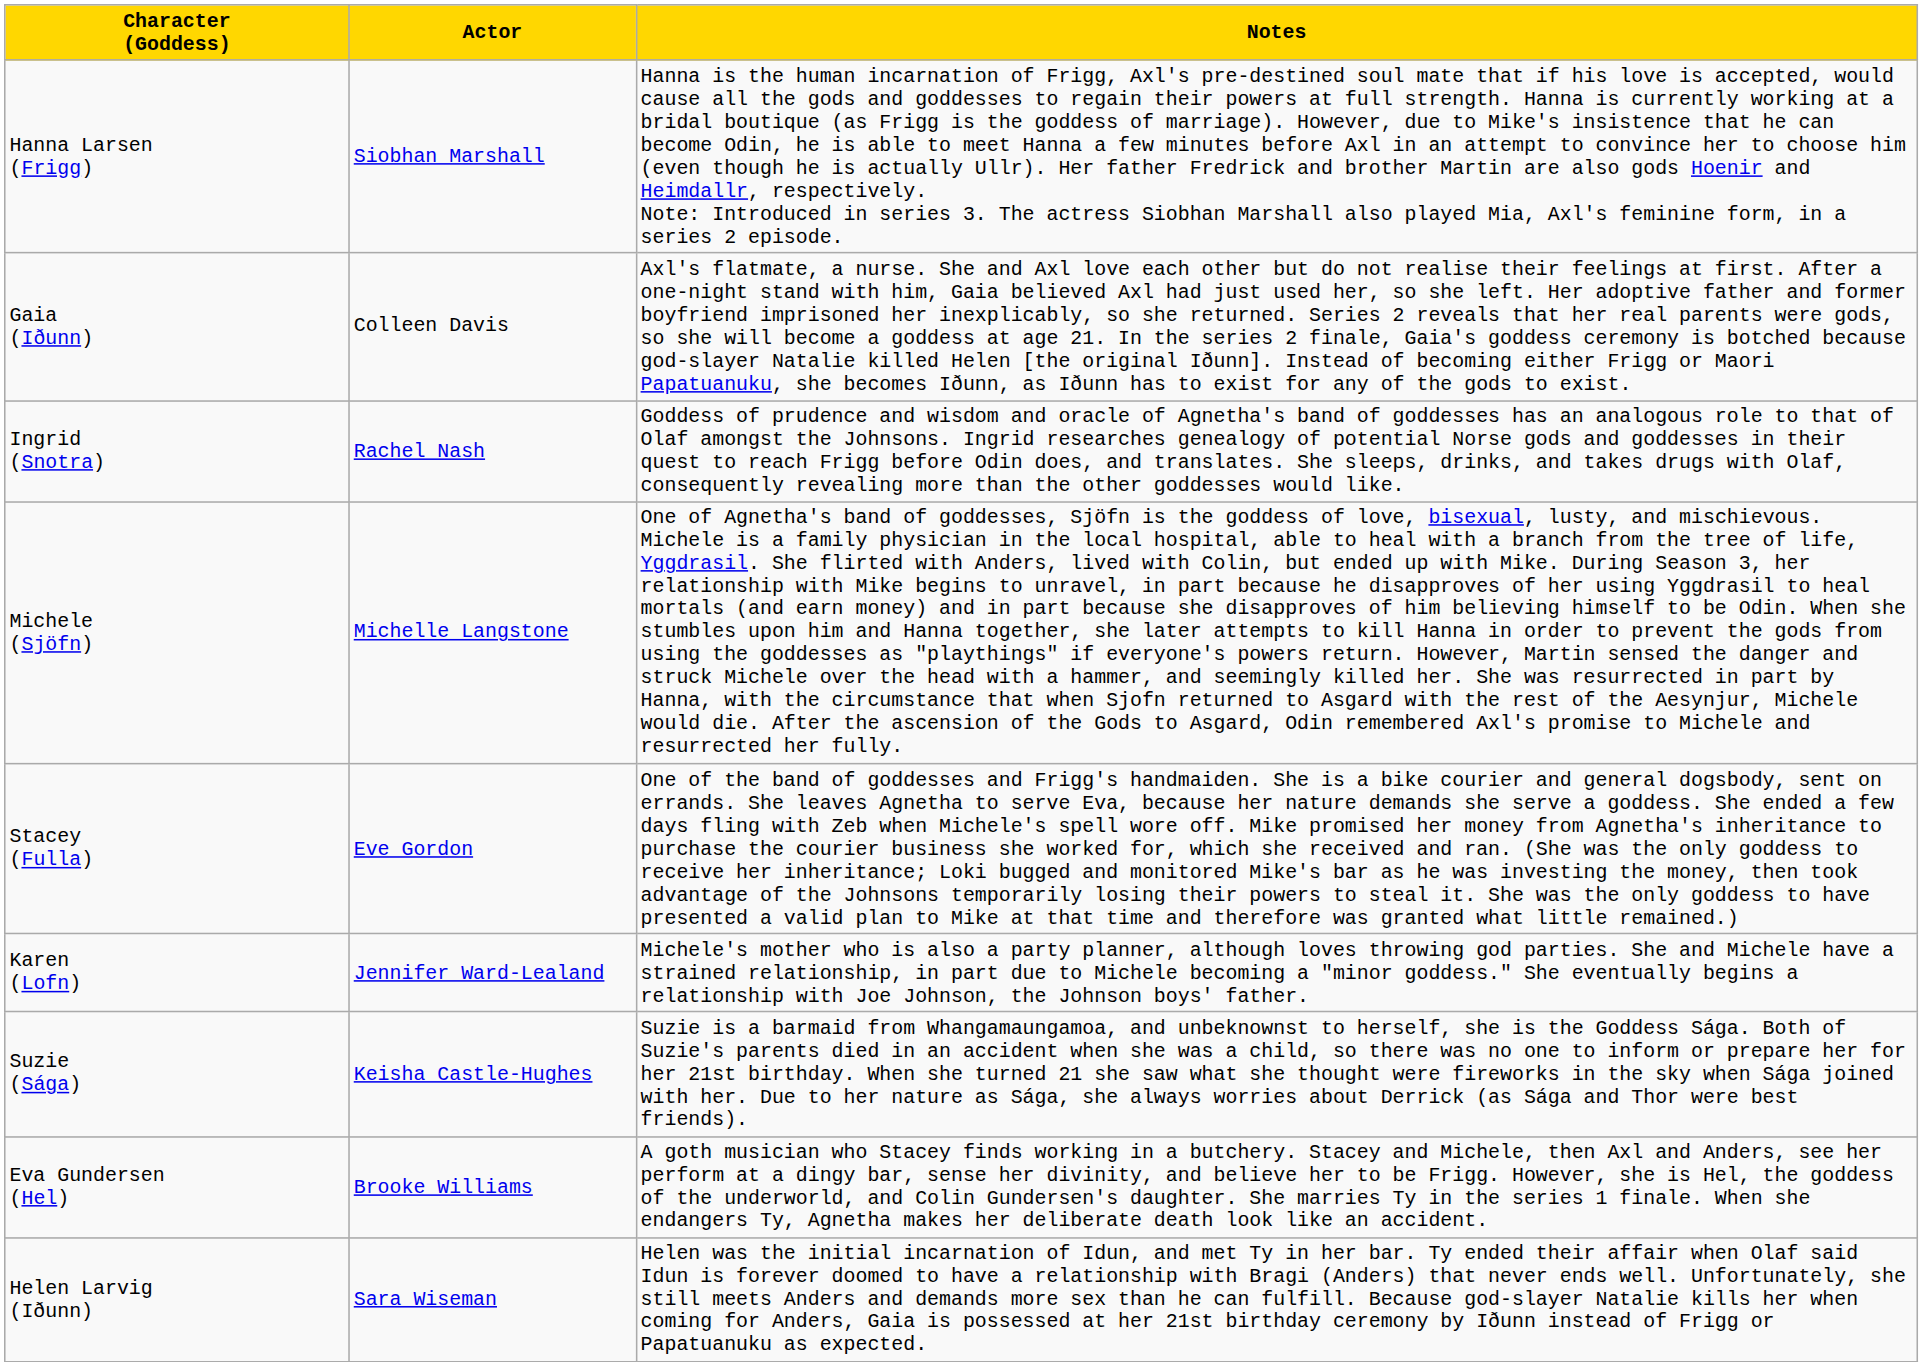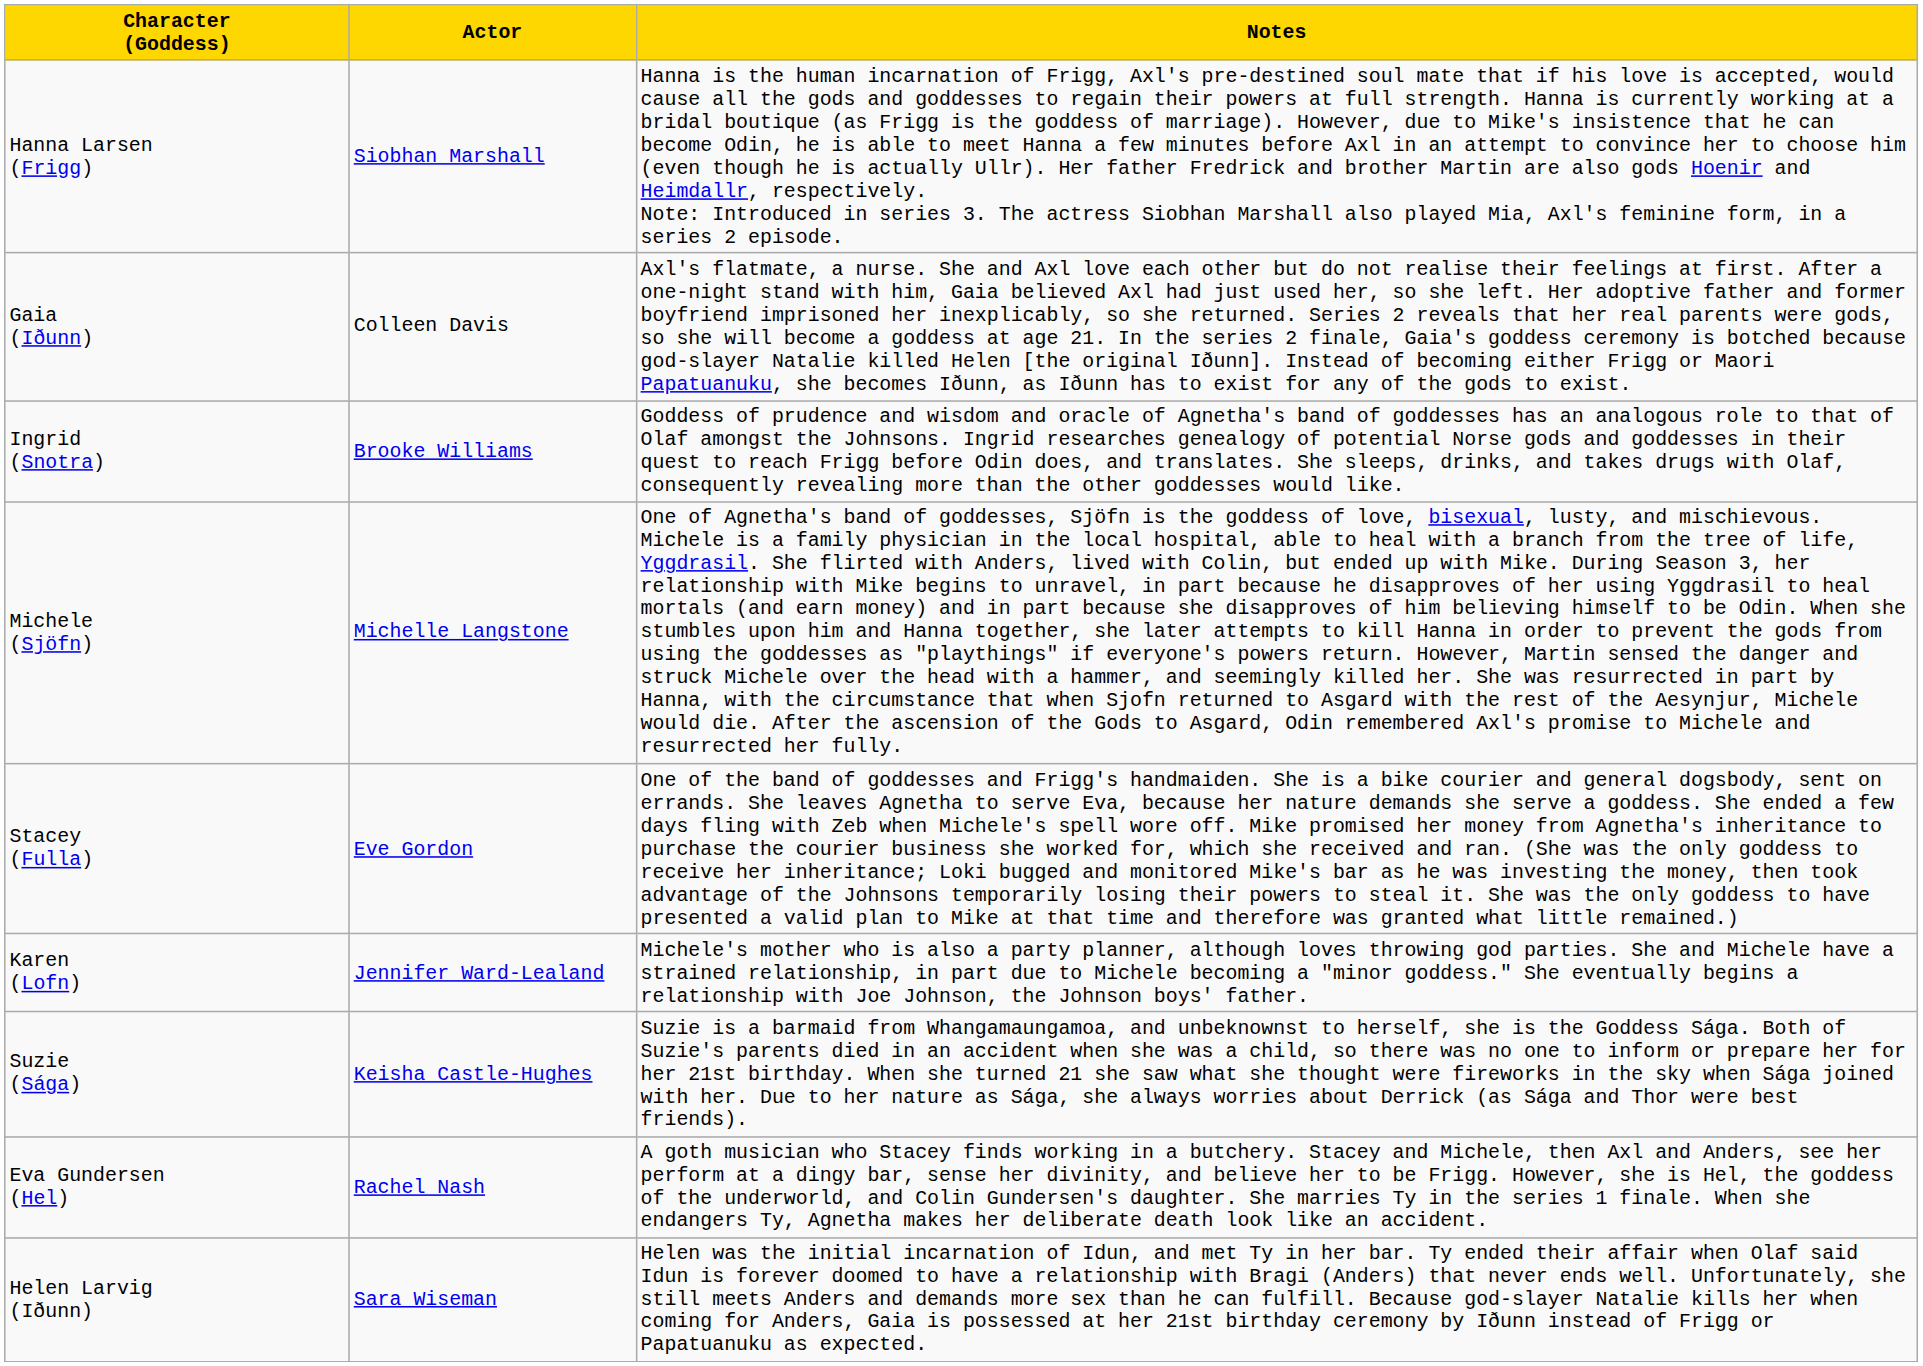(419, 451) Rachel Nash -> (443, 451) Brooke Williams
(443, 1187) Brooke Williams -> (419, 1187) Rachel Nash
